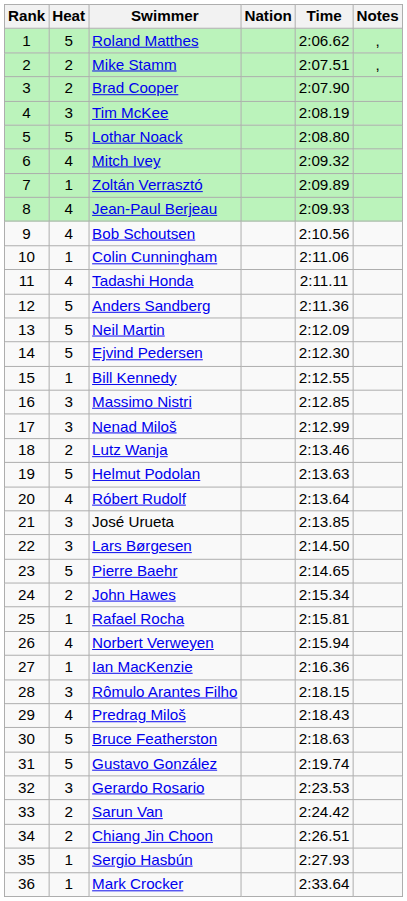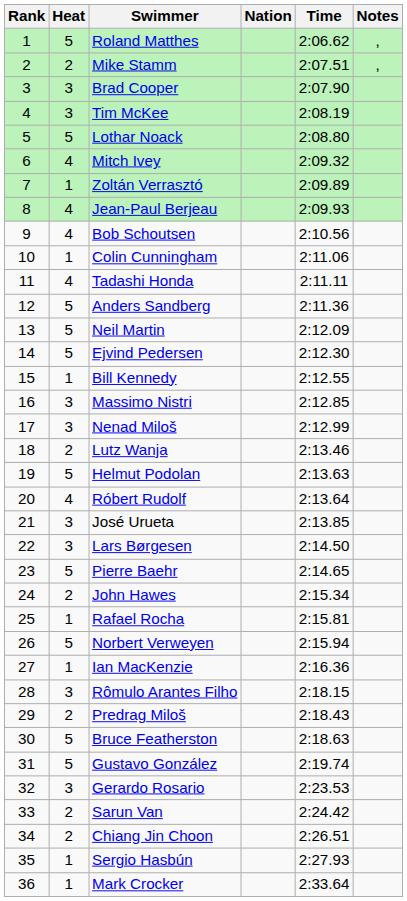(69, 88) 2 -> (69, 88) 3
(69, 643) 4 -> (69, 643) 5
(69, 715) 4 -> (69, 715) 2
